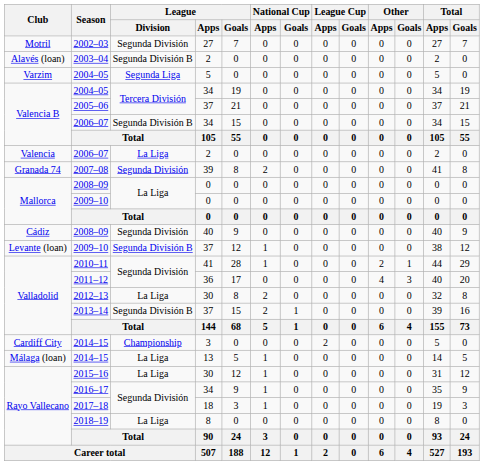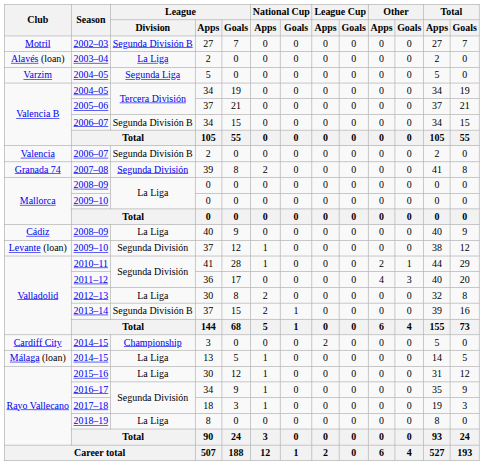(153, 43) Segunda División -> (153, 43) Segunda División B
(153, 59) Segunda División B -> (153, 59) La Liga
(153, 153) La Liga -> (153, 153) Segunda División B
(153, 232) Segunda División -> (153, 232) La Liga
(153, 248) Segunda División B -> (153, 248) Segunda División
